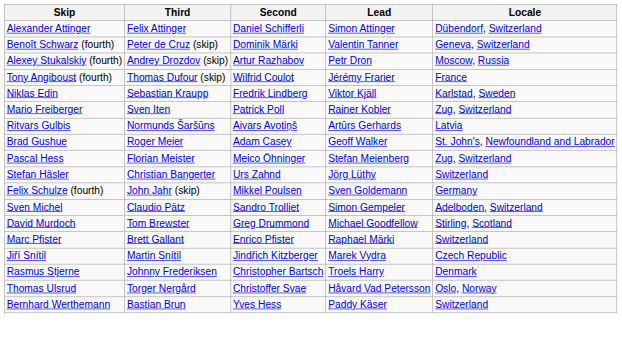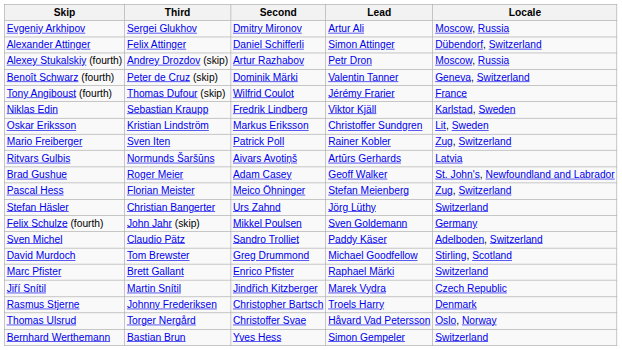+ row: (46, 28)
rows swapped: (60, 45) <-> (64, 61)
+ row: (41, 126)
(367, 207) Simon Gempeler -> (357, 239) Paddy Käser
(357, 304) Paddy Käser -> (367, 337) Simon Gempeler
